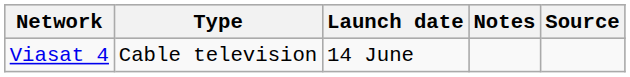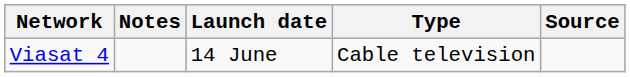columns swapped: (218, 22) <-> (504, 22)
